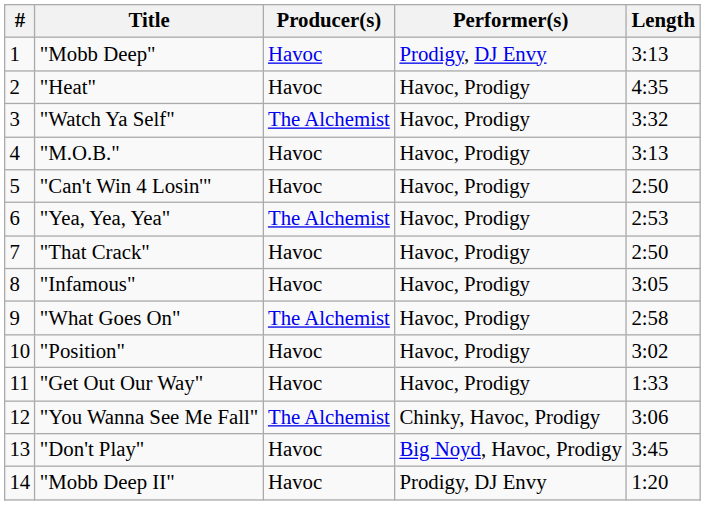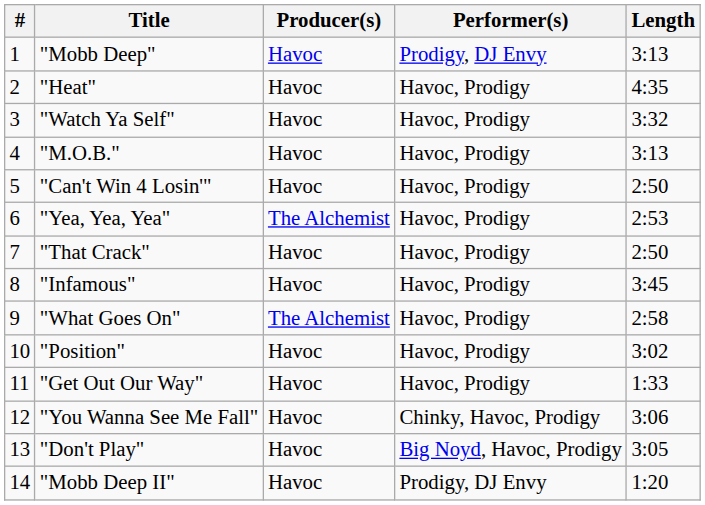(329, 119) The Alchemist -> (295, 119) Havoc
(650, 284) 3:05 -> (650, 284) 3:45
(329, 416) The Alchemist -> (295, 416) Havoc
(650, 449) 3:45 -> (650, 449) 3:05
